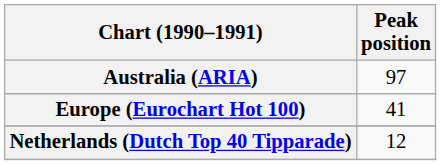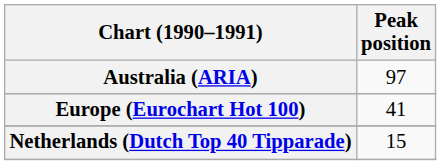(396, 142) 12 -> (396, 142) 15
